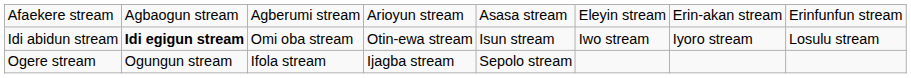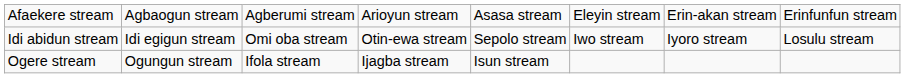(184, 38) bold -> (180, 38) normal
(517, 38) Isun stream -> (520, 38) Sepolo stream
(526, 61) Sepolo stream -> (511, 61) Isun stream
